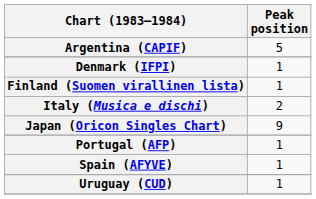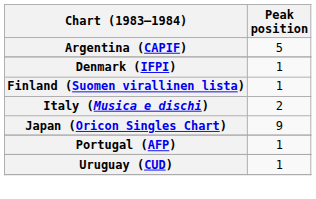- row: (126, 164)
